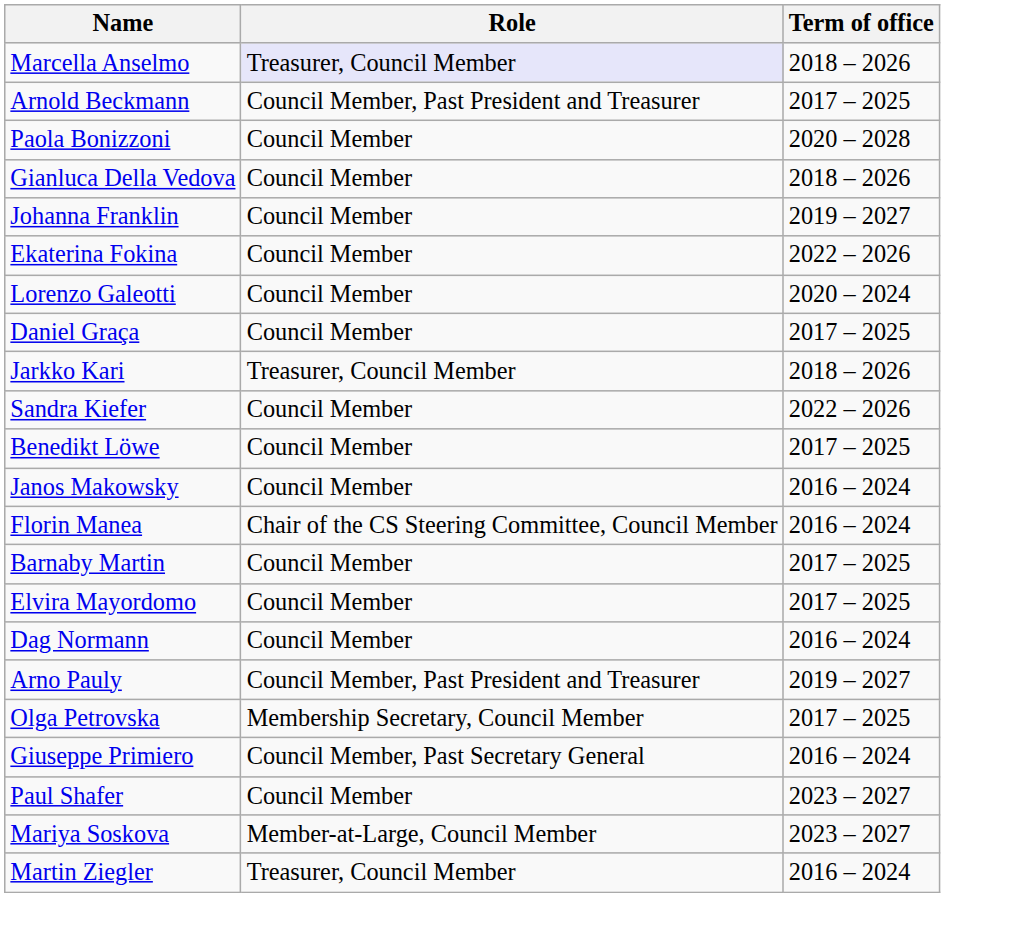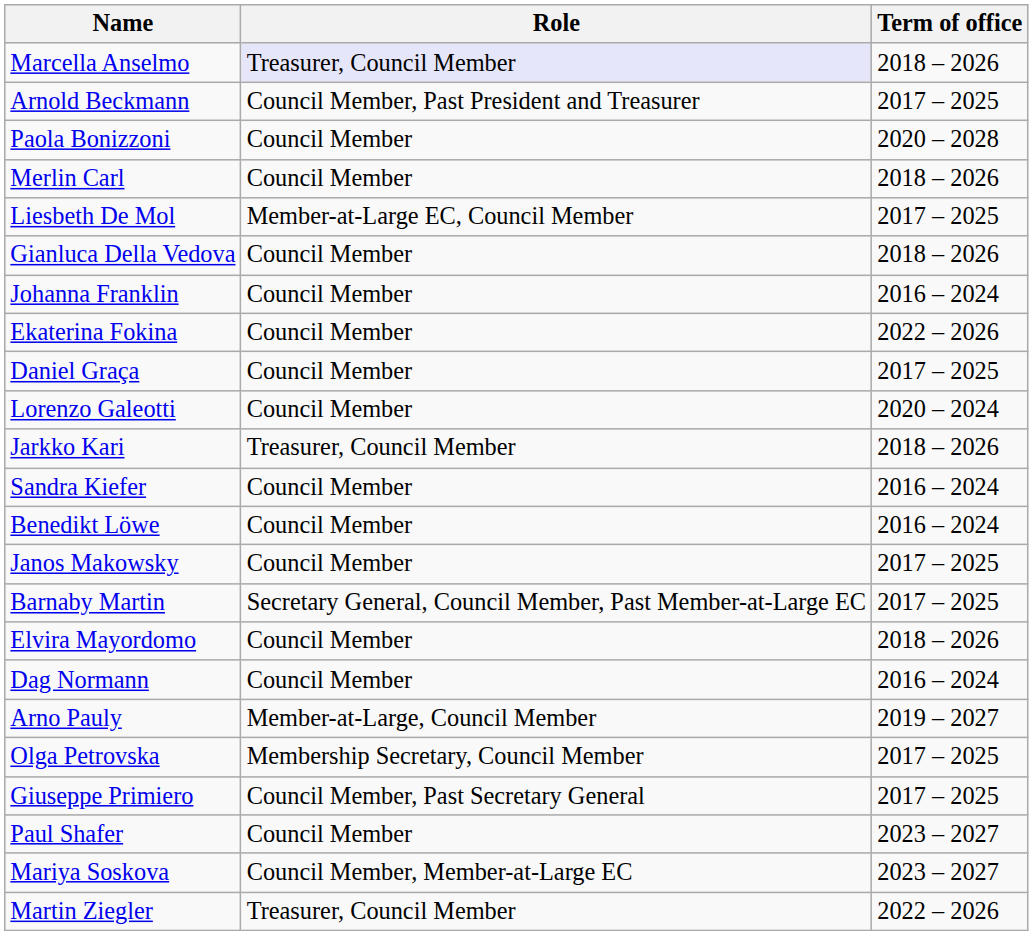+ row: (67, 178)
+ row: (93, 216)
(850, 216) 2019 – 2027 -> (938, 293) 2016 – 2024
rows swapped: (93, 293) <-> (75, 332)
(850, 409) 2022 – 2026 -> (938, 486) 2016 – 2024
(850, 448) 2017 – 2025 -> (938, 525) 2016 – 2024
(850, 486) 2016 – 2024 -> (938, 563) 2017 – 2025
- row: (76, 525)
(329, 563) Council Member -> (556, 602) Secretary General, Council Member, Past Member-at-Large EC
(850, 602) 2017 – 2025 -> (938, 640) 2018 – 2026
(473, 679) Council Member, Past President and Treasurer -> (421, 718) Member-at-Large, Council Member
(850, 756) 2016 – 2024 -> (938, 795) 2017 – 2025
(421, 833) Member-at-Large, Council Member -> (440, 872) Council Member, Member-at-Large EC
(850, 872) 2016 – 2024 -> (938, 910) 2022 – 2026
